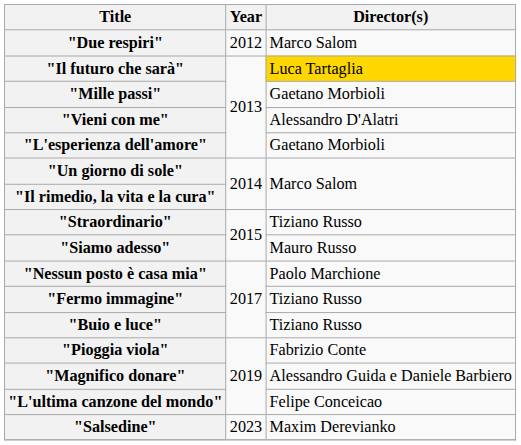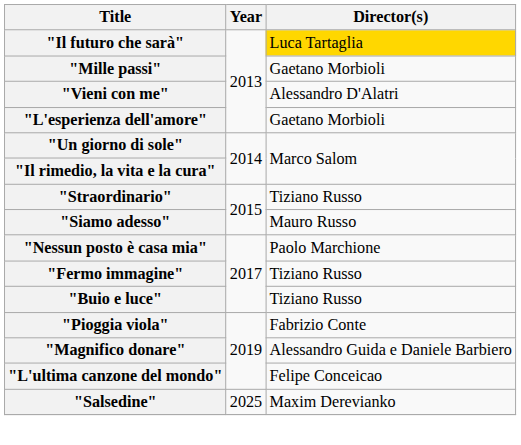- row: (115, 42)
(246, 427) 2023 -> (246, 401) 2025
